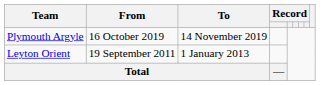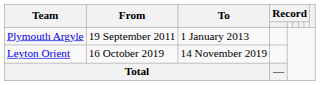(126, 36) 16 October 2019 -> (132, 36) 19 September 2011
(224, 36) 14 November 2019 -> (215, 36) 1 January 2013
(132, 54) 19 September 2011 -> (126, 54) 16 October 2019
(215, 54) 1 January 2013 -> (224, 54) 14 November 2019
